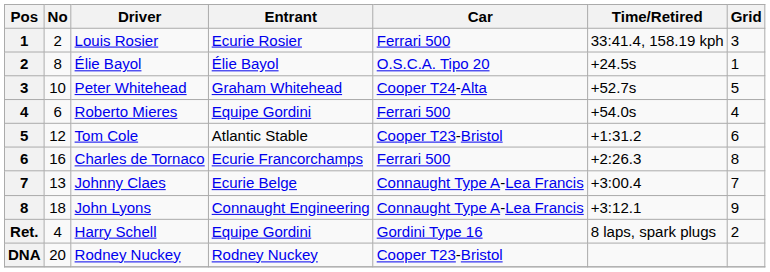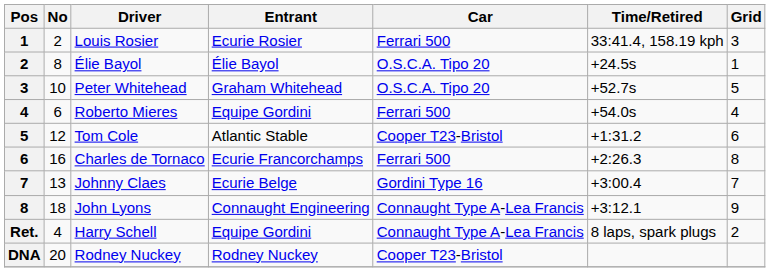(432, 88) Cooper T24-Alta -> (433, 88) O.S.C.A. Tipo 20
(480, 183) Connaught Type A-Lea Francis -> (430, 183) Gordini Type 16
(430, 231) Gordini Type 16 -> (480, 231) Connaught Type A-Lea Francis
